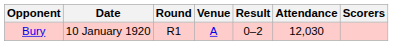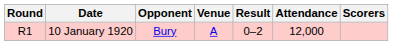columns swapped: (174, 13) <-> (34, 13)
(307, 31) 12,030 -> (307, 31) 12,000
